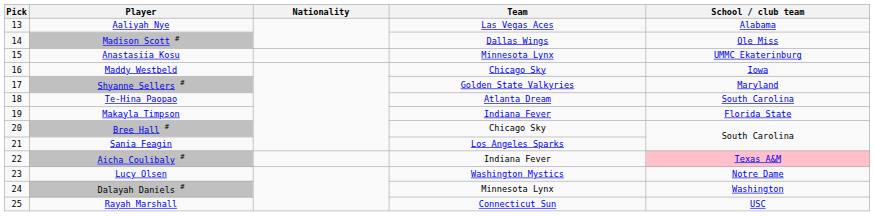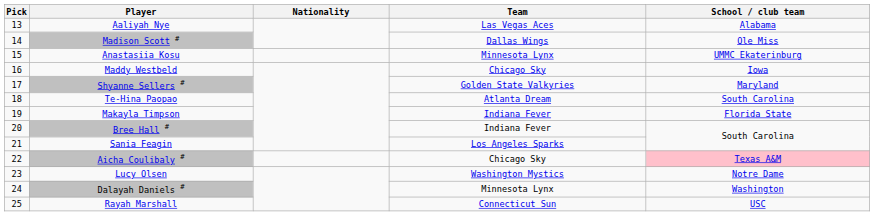(517, 129) Chicago Sky -> (517, 129) Indiana Fever
(517, 159) Indiana Fever -> (517, 159) Chicago Sky
